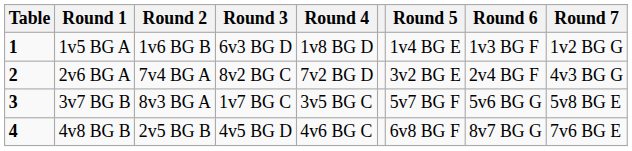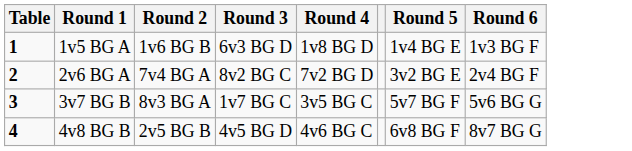- column: (587, 18)
